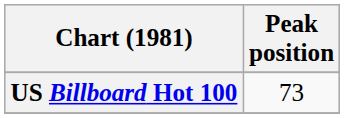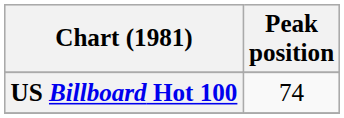(292, 92) 73 -> (292, 92) 74
